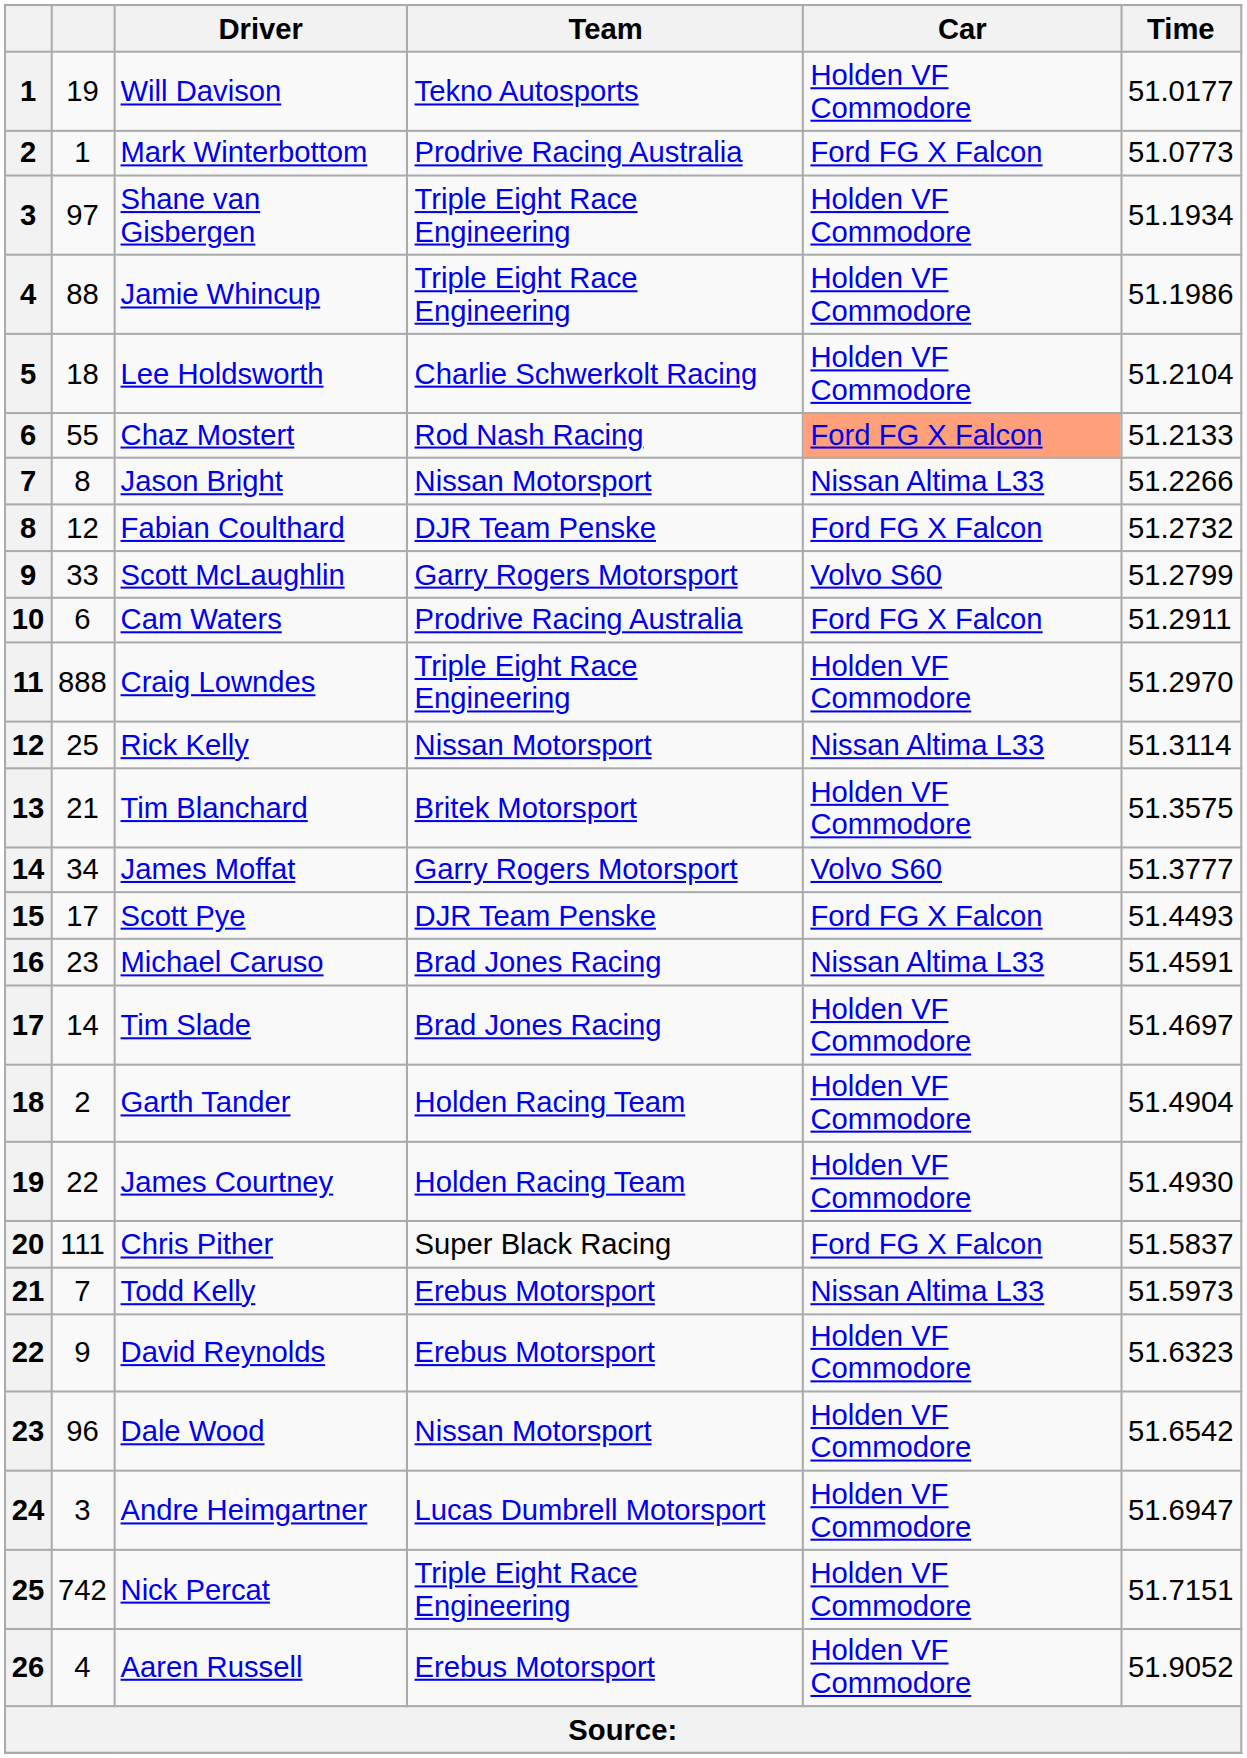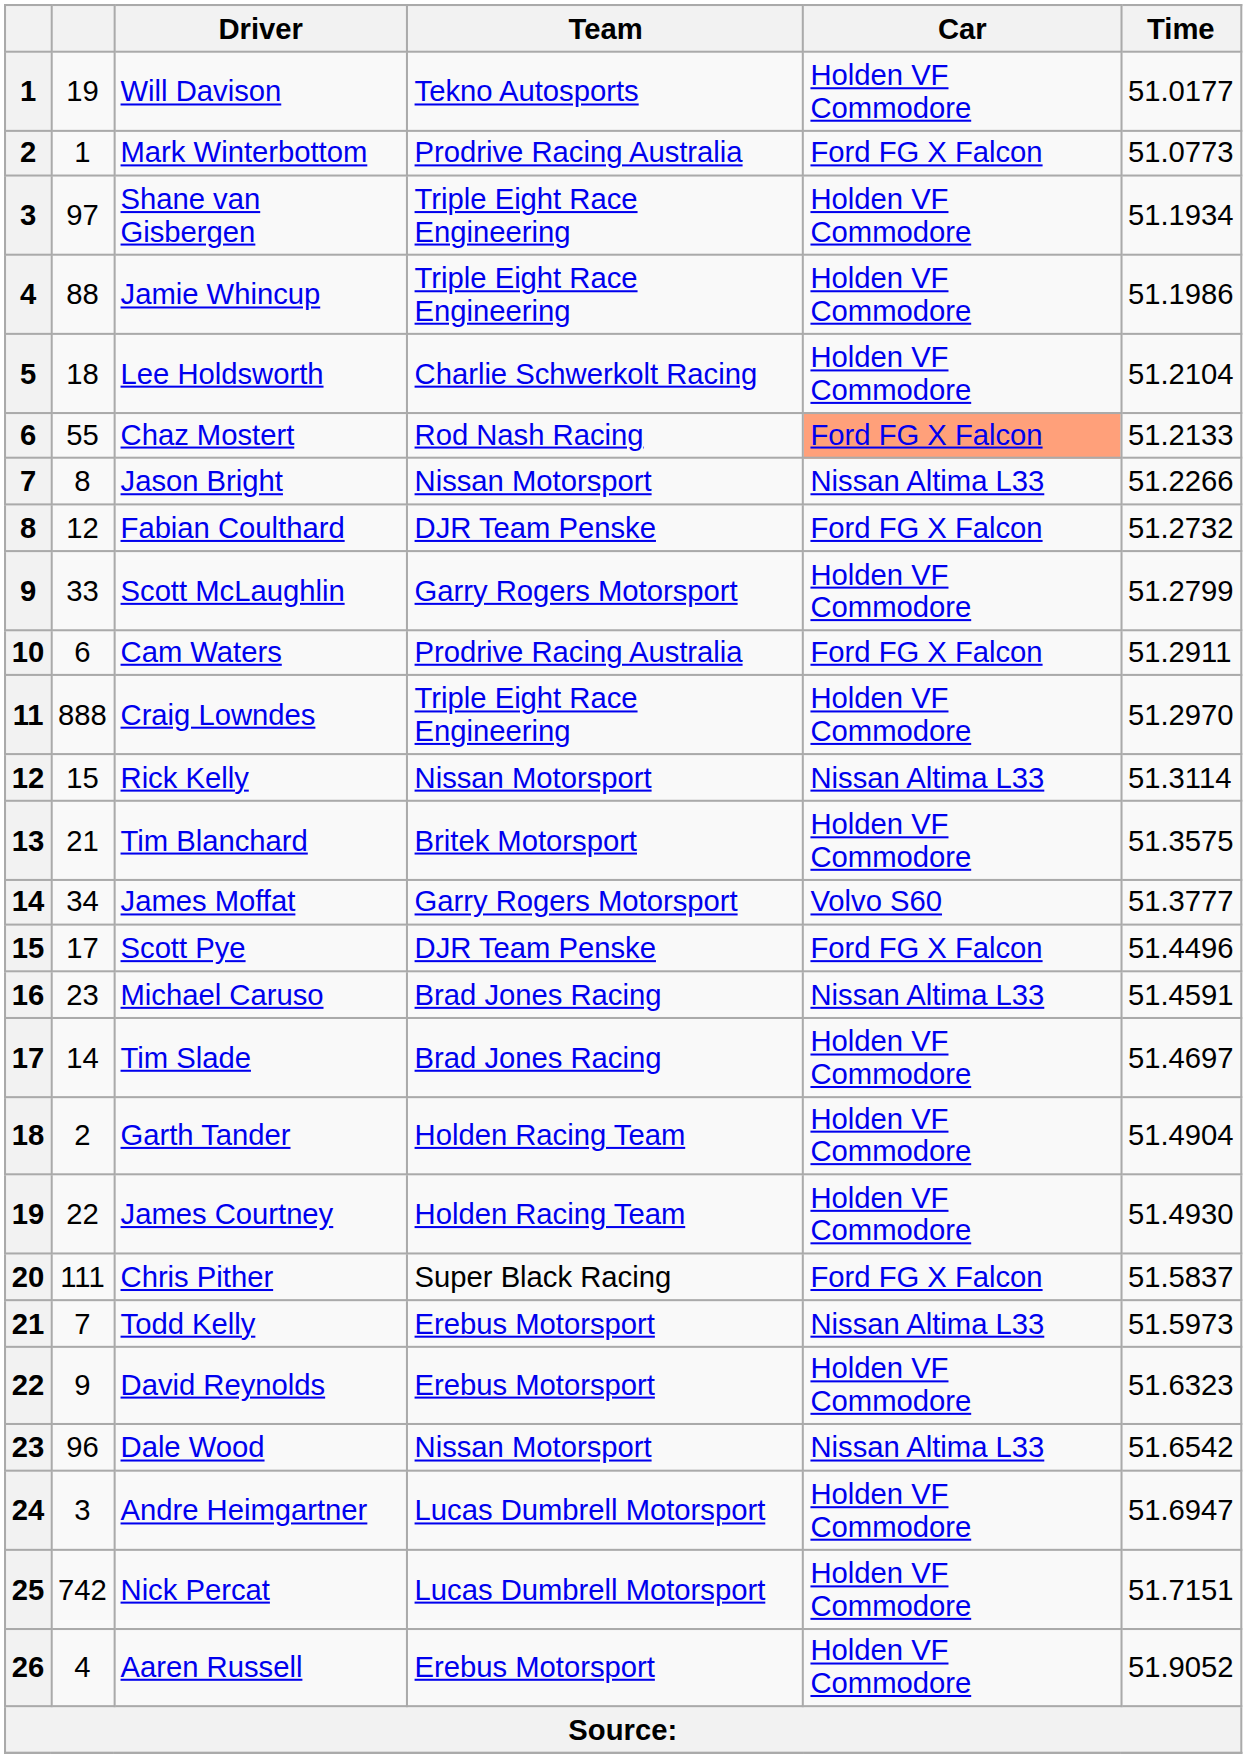(876, 574) Volvo S60 -> (891, 590) Holden VF Commodore
(82, 745) 25 -> (82, 778) 15
(1181, 916) 51.4493 -> (1181, 949) 51.4496
(891, 1432) Holden VF Commodore -> (927, 1448) Nissan Altima L33
(526, 1589) Triple Eight Race Engineering -> (590, 1589) Lucas Dumbrell Motorsport
